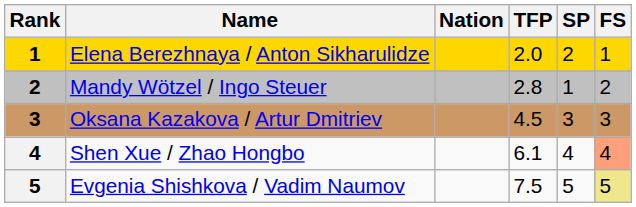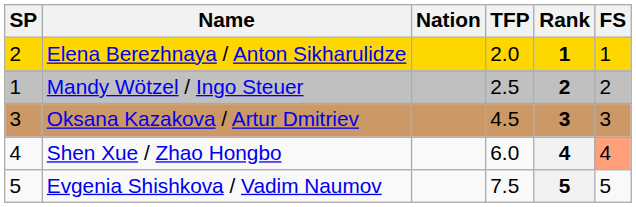columns swapped: (35, 20) <-> (576, 20)
(528, 86) 2.8 -> (505, 86) 2.5
(528, 152) 6.1 -> (505, 152) 6.0
(605, 185) khaki background -> (605, 185) no background
